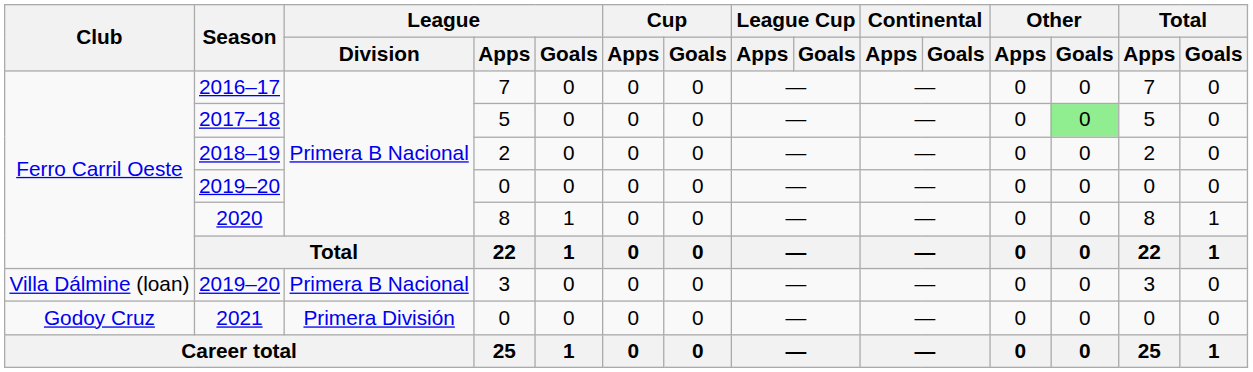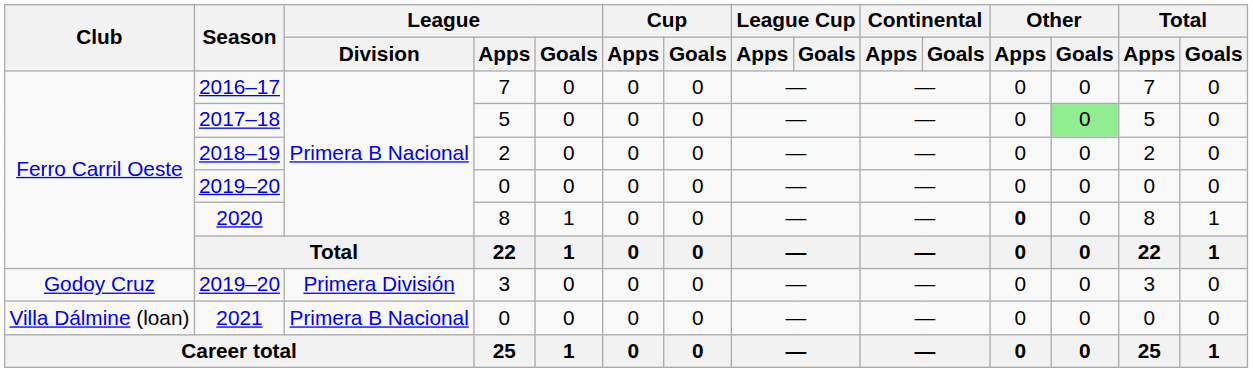(1020, 218) normal -> (1020, 218) bold
(99, 284) Villa Dálmine (loan) -> (99, 284) Godoy Cruz
(379, 284) Primera B Nacional -> (379, 284) Primera División
(99, 317) Godoy Cruz -> (99, 317) Villa Dálmine (loan)
(379, 317) Primera División -> (379, 317) Primera B Nacional
